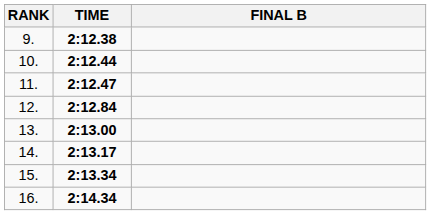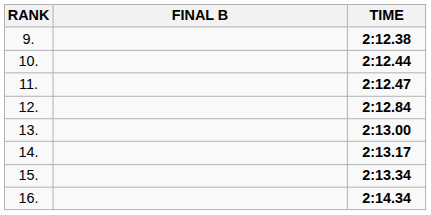columns swapped: (279, 15) <-> (92, 15)
